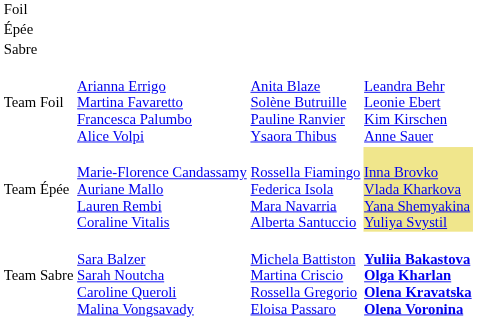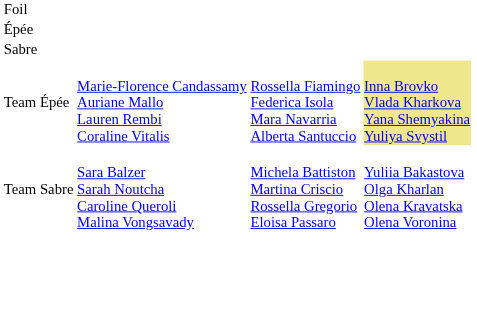- row: (34, 102)
(418, 284) bold -> (414, 197) normal
